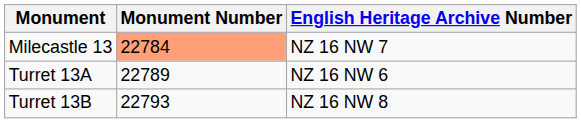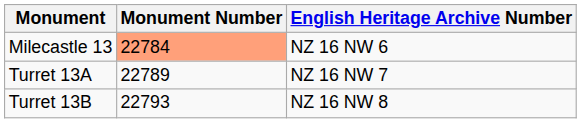(339, 46) NZ 16 NW 7 -> (339, 46) NZ 16 NW 6
(339, 74) NZ 16 NW 6 -> (339, 74) NZ 16 NW 7
